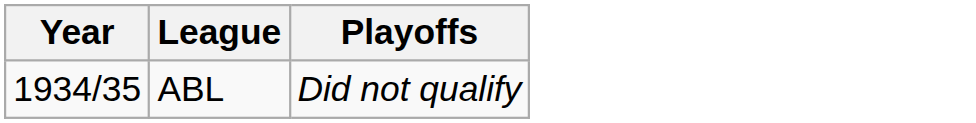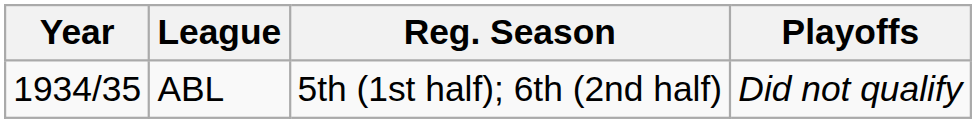+ column: (510, 32)
